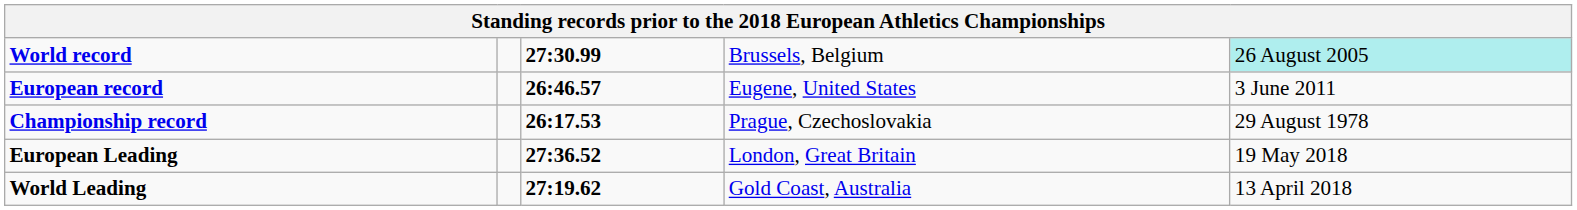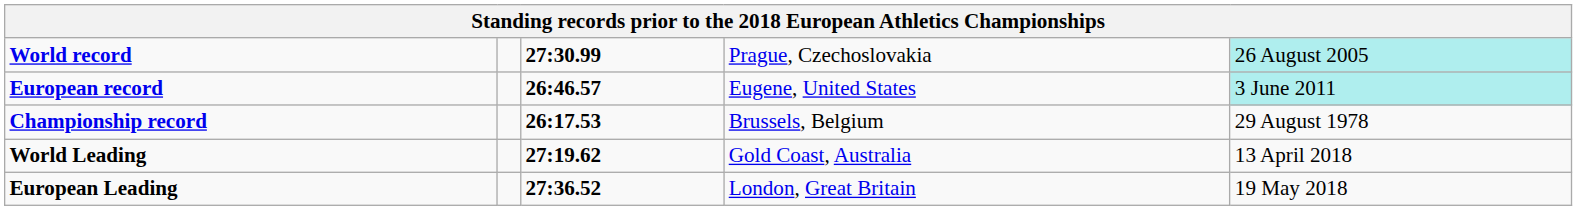(806, 54) Brussels, Belgium -> (830, 54) Prague, Czechoslovakia
(1285, 88) no background -> (1285, 88) paleturquoise background
(830, 121) Prague, Czechoslovakia -> (806, 121) Brussels, Belgium
rows swapped: (78, 188) <-> (94, 155)
